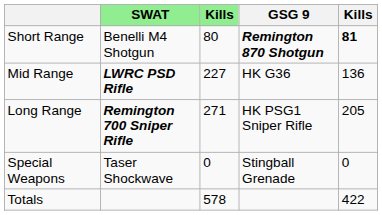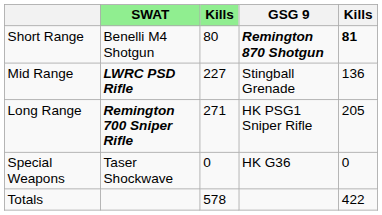(266, 73) HK G36 -> (269, 81) Stingball Grenade
(269, 170) Stingball Grenade -> (266, 162) HK G36
